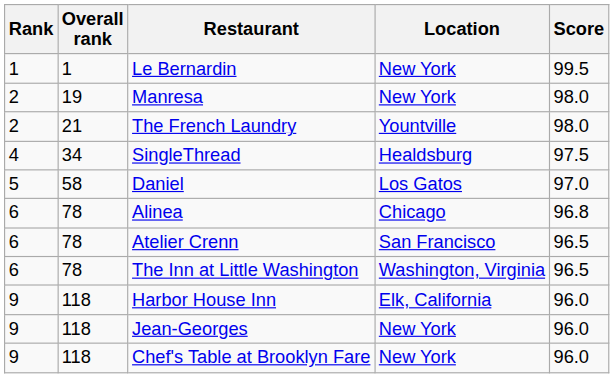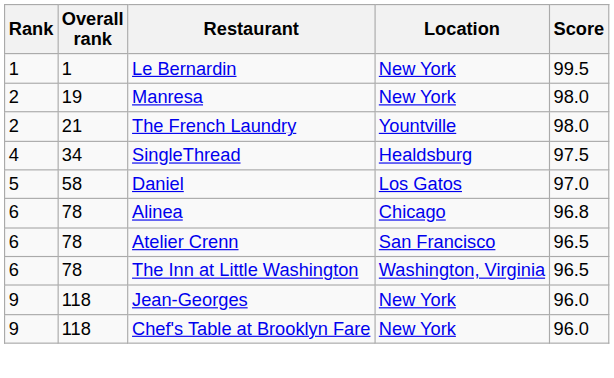- row: (204, 299)
